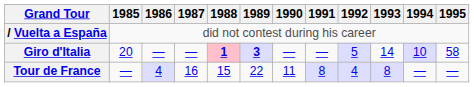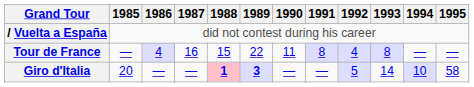rows swapped: (57, 52) <-> (57, 71)
